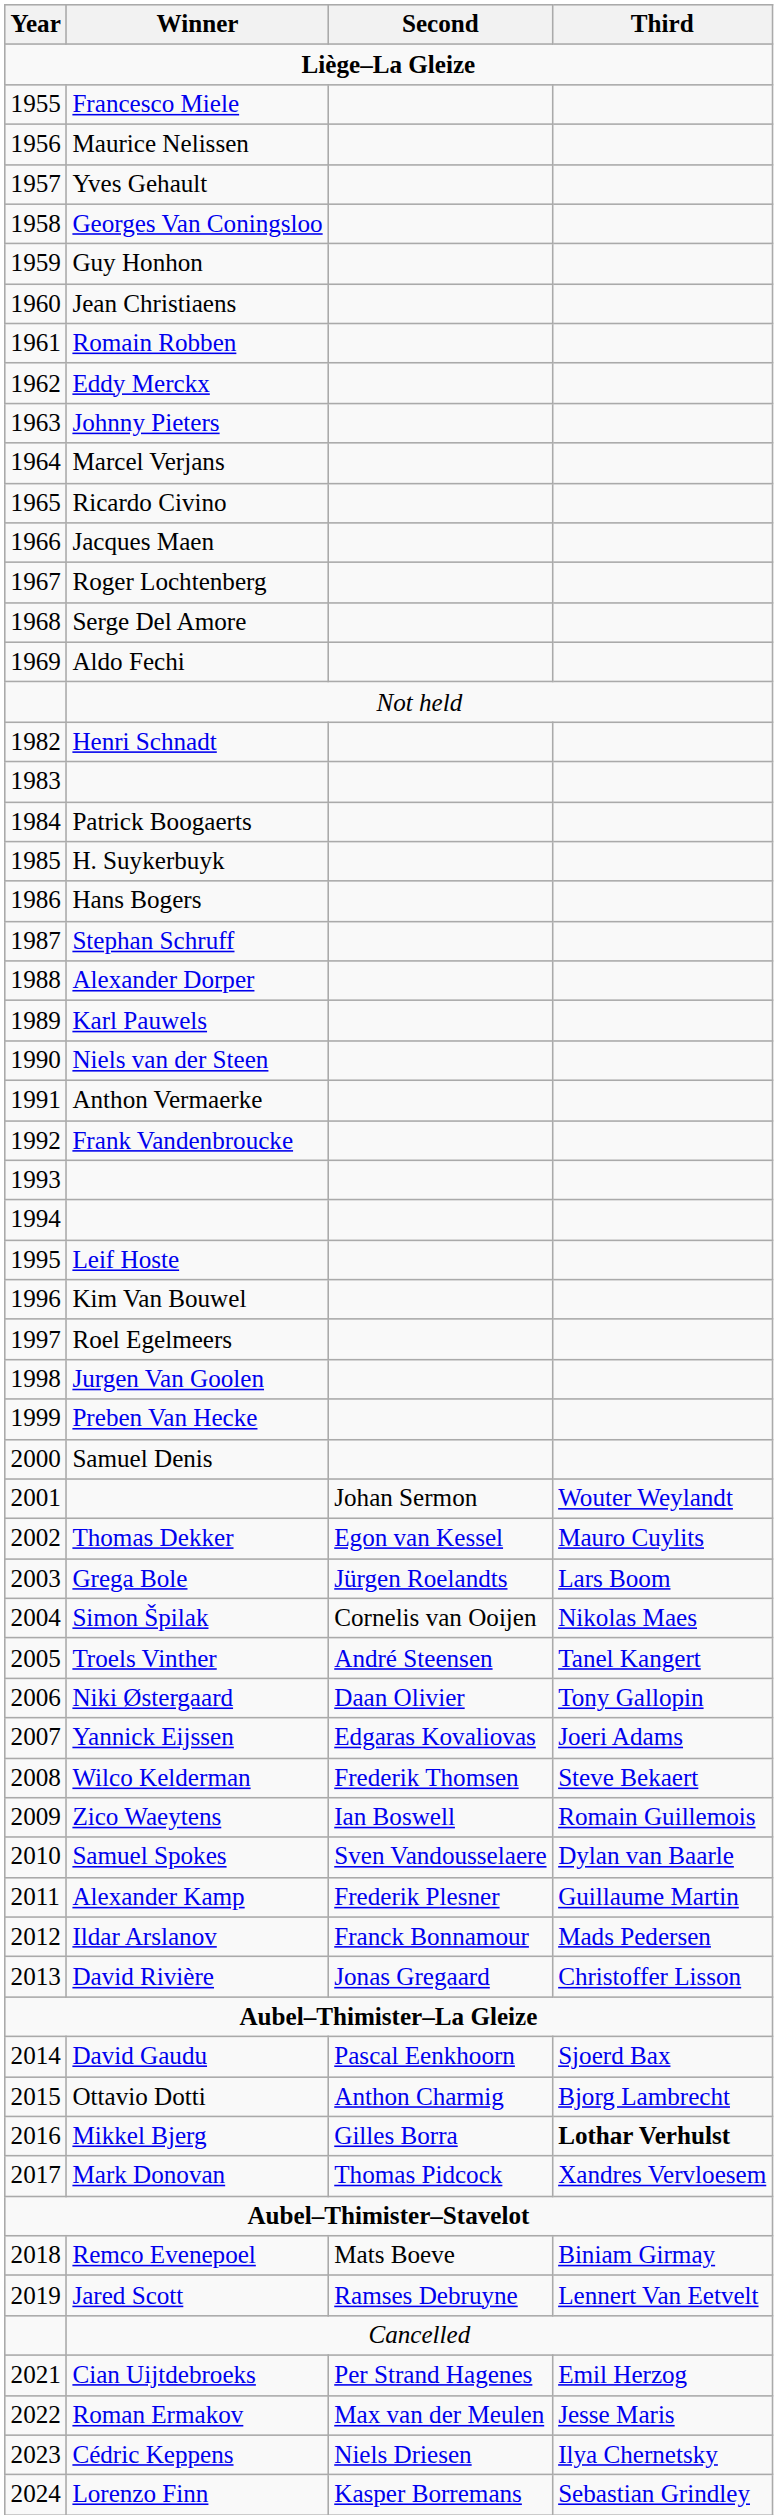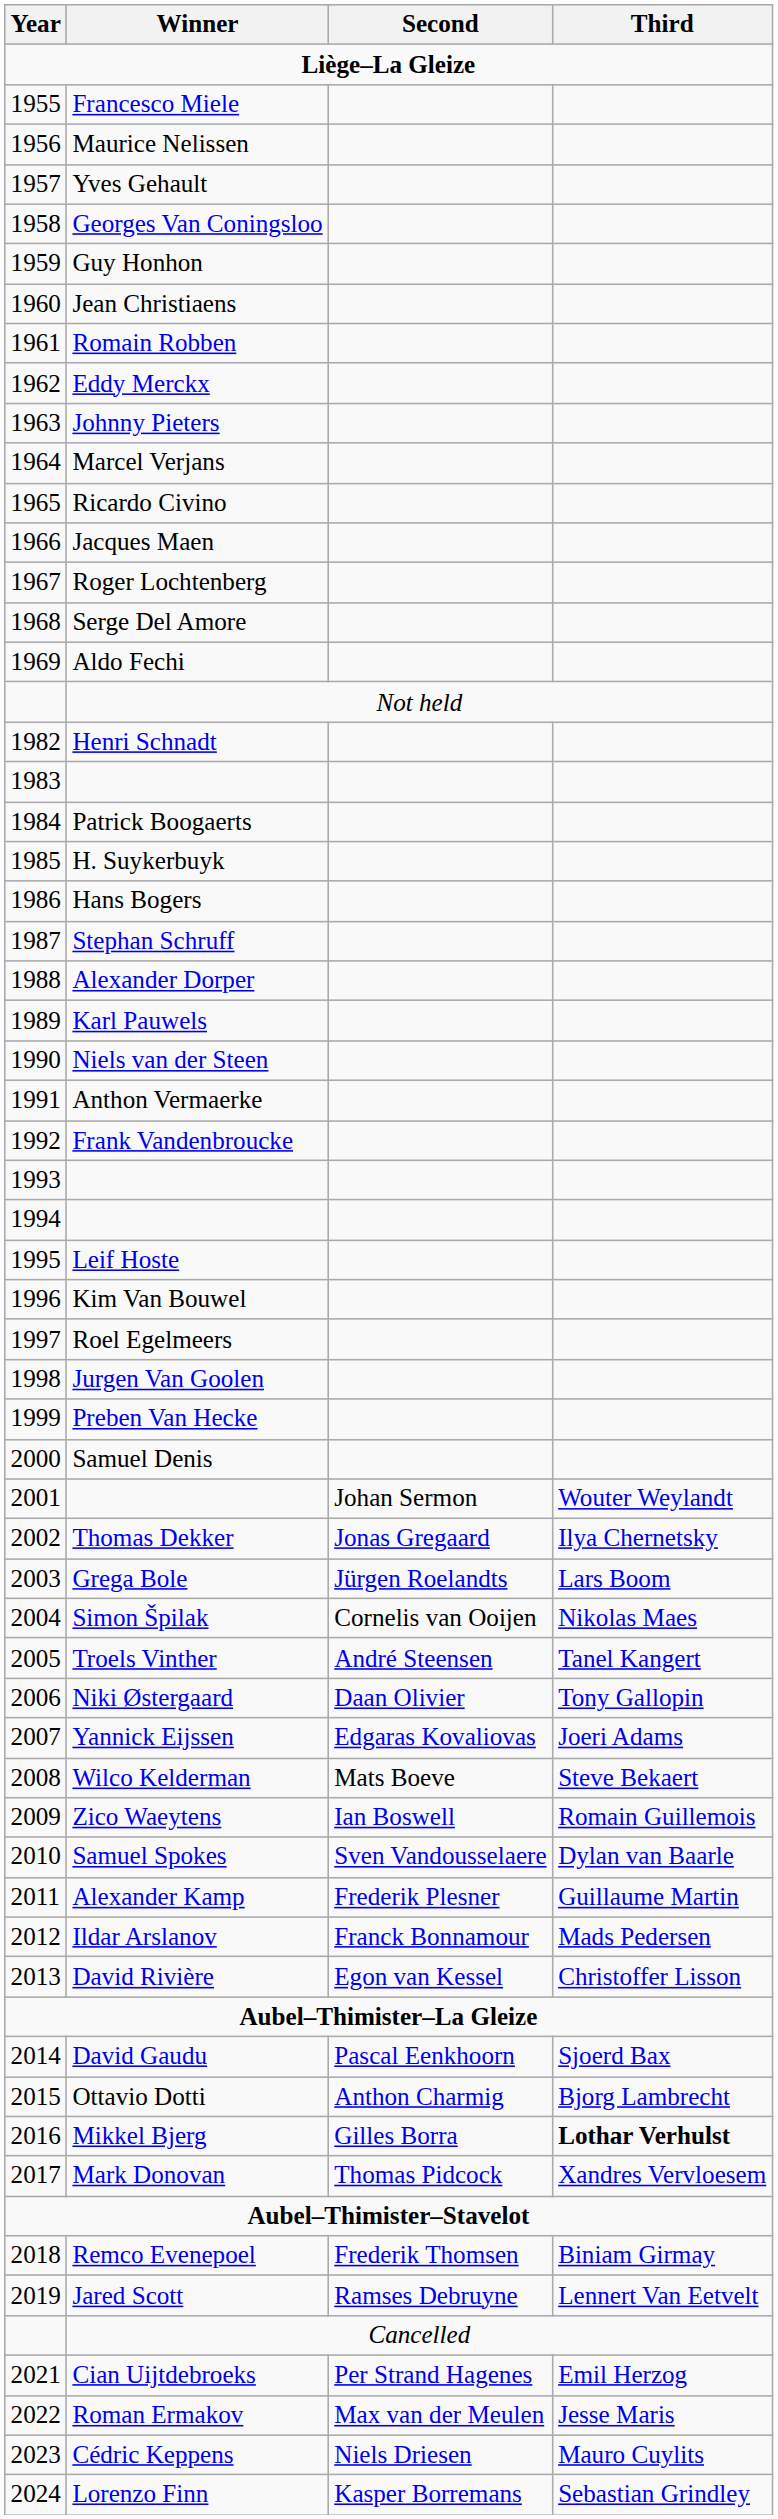(419, 1538) Egon van Kessel -> (412, 1538) Jonas Gregaard
(631, 1538) Mauro Cuylits -> (638, 1538) Ilya Chernetsky
(426, 1777) Frederik Thomsen -> (395, 1777) Mats Boeve
(412, 1976) Jonas Gregaard -> (419, 1976) Egon van Kessel
(395, 2255) Mats Boeve -> (426, 2255) Frederik Thomsen
(638, 2454) Ilya Chernetsky -> (631, 2454) Mauro Cuylits
